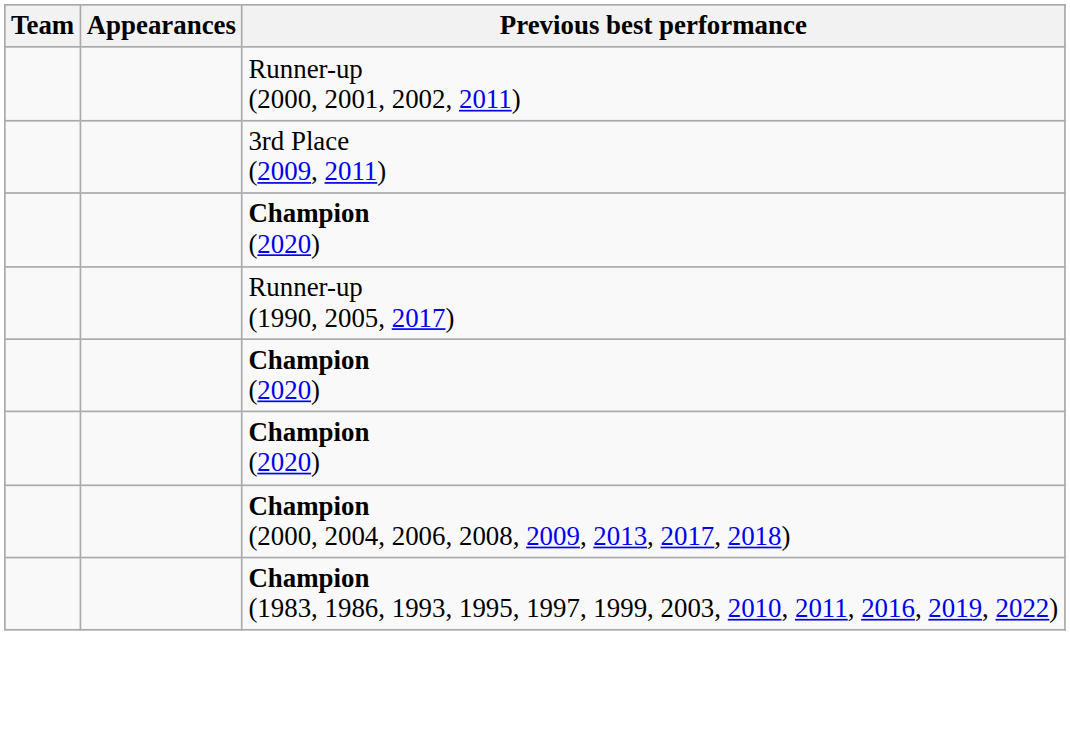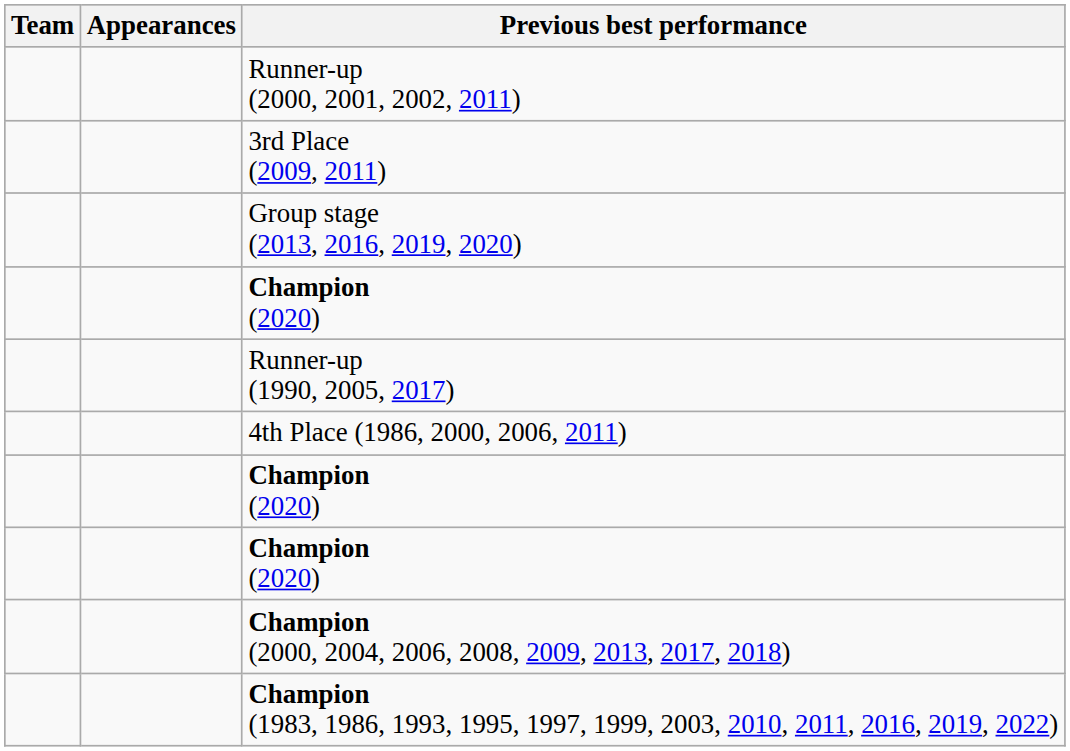+ row: (43, 230)
+ row: (43, 433)
